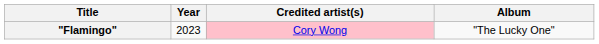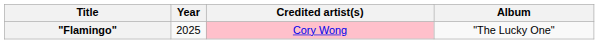(188, 30) 2023 -> (188, 30) 2025
